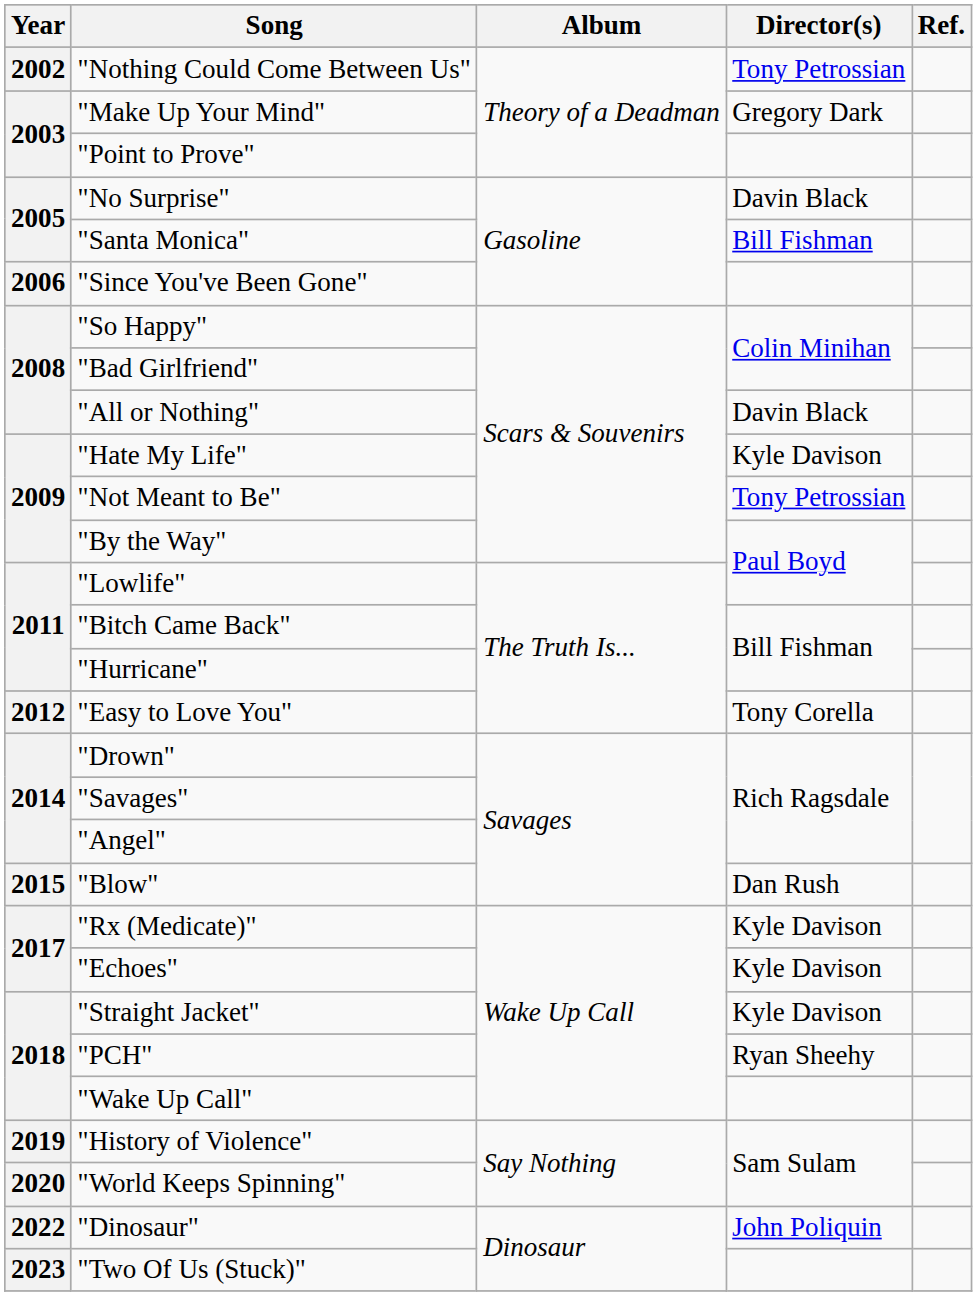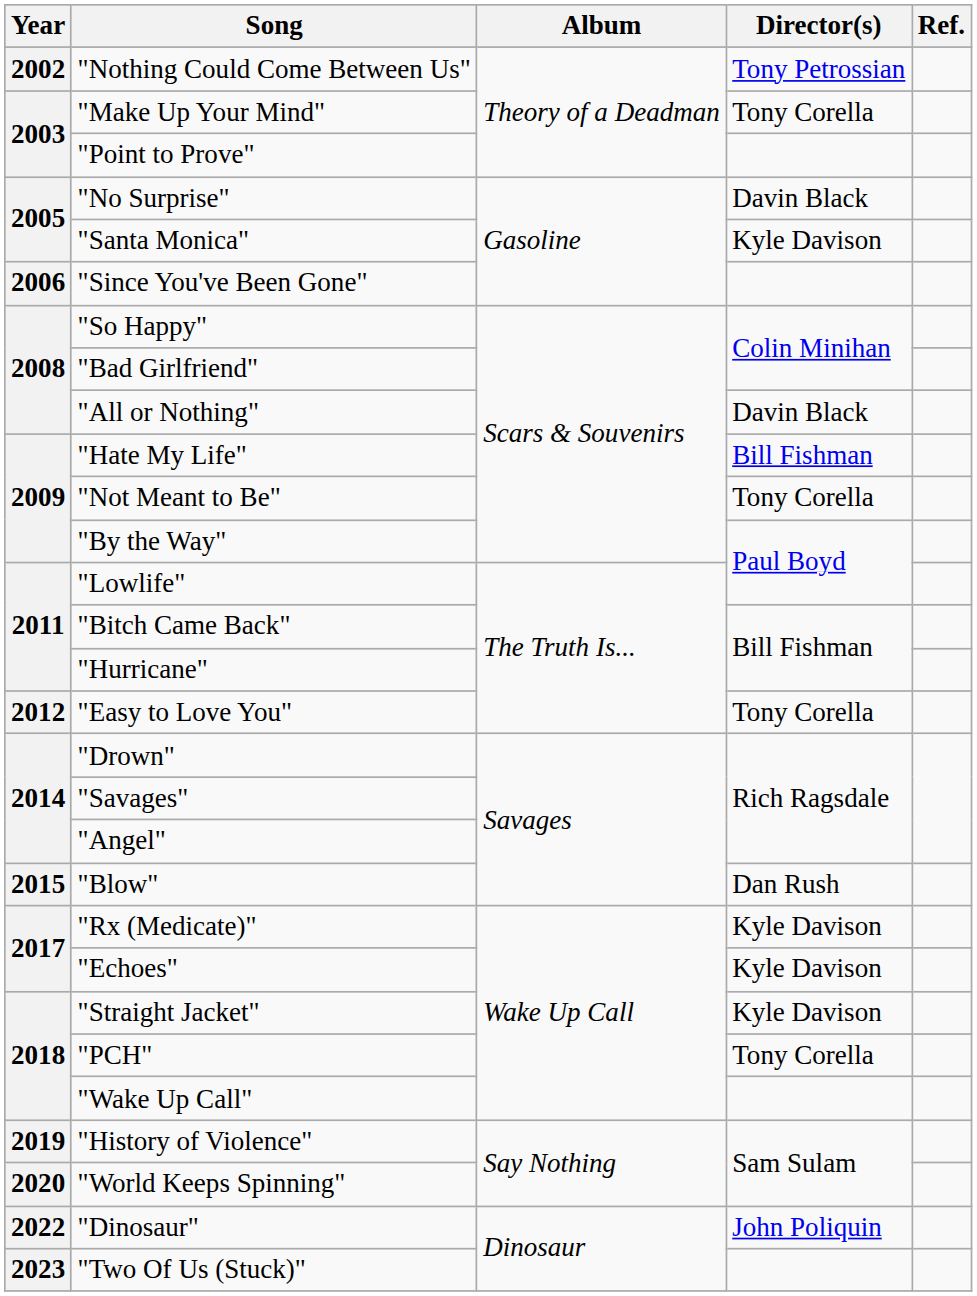(808, 111) Gregory Dark -> (803, 111) Tony Corella
(802, 240) Bill Fishman -> (807, 240) Kyle Davison
(807, 454) Kyle Davison -> (802, 454) Bill Fishman
(819, 497) Tony Petrossian -> (803, 497) Tony Corella
(803, 1055) Ryan Sheehy -> (803, 1055) Tony Corella
